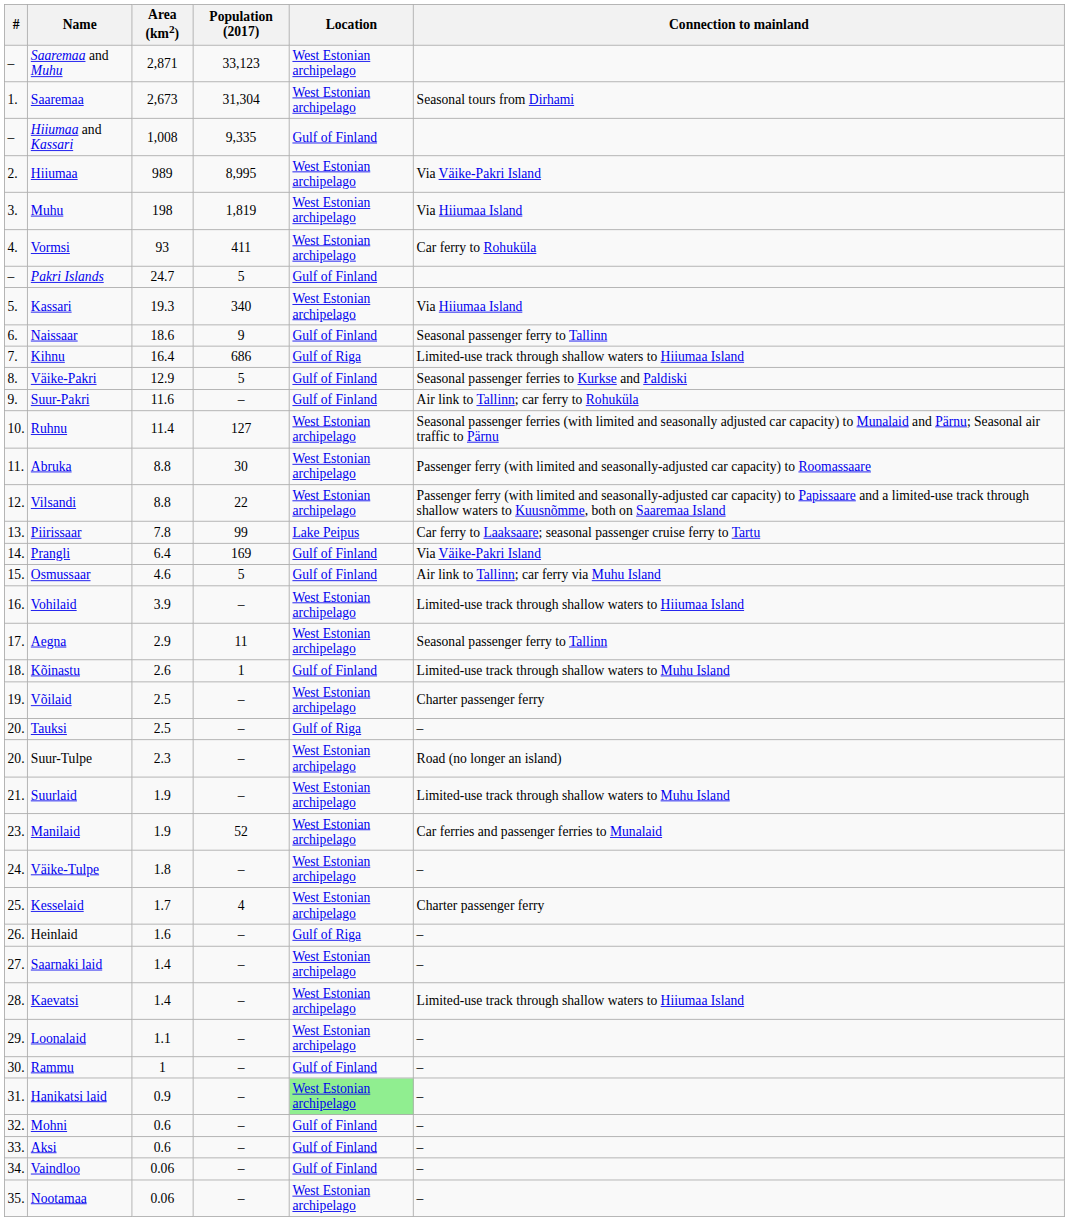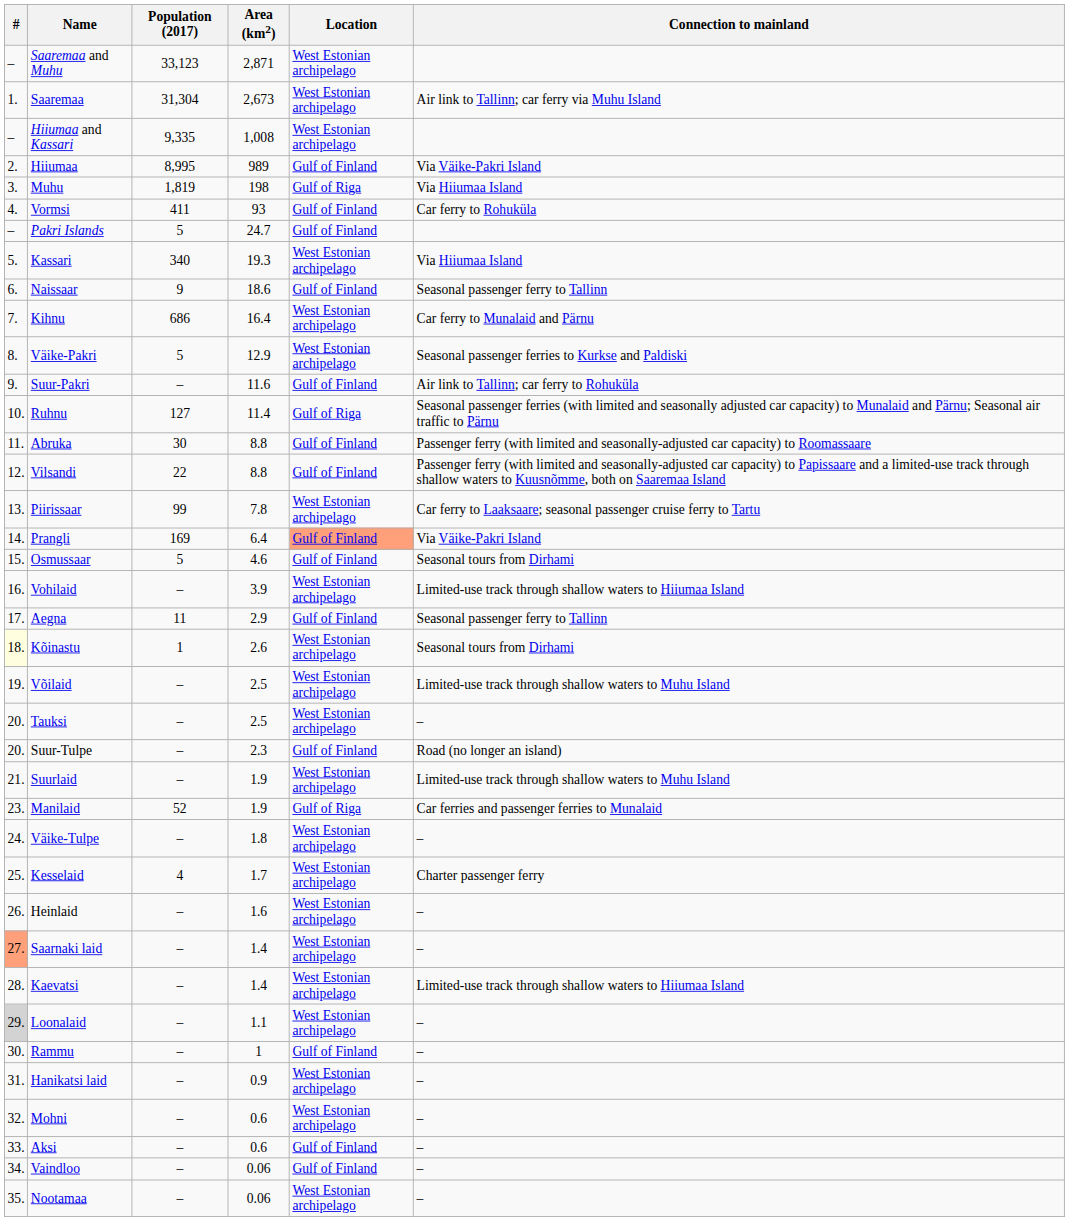columns swapped: (162, 24) <-> (241, 24)
(495, 100) Seasonal tours from Dirhami -> (539, 100) Air link to Tallinn; car ferry via Muhu Island
(335, 137) Gulf of Finland -> (331, 137) West Estonian archipelago
(331, 174) West Estonian archipelago -> (335, 166) Gulf of Finland
(331, 210) West Estonian archipelago -> (327, 188) Gulf of Riga
(331, 247) West Estonian archipelago -> (335, 209) Gulf of Finland
(327, 357) Gulf of Riga -> (331, 318) West Estonian archipelago
(580, 357) Limited-use track through shallow waters to Hiiumaa Island -> (505, 318) Car ferry to Munalaid and Pärnu
(335, 378) Gulf of Finland -> (331, 355) West Estonian archipelago
(331, 429) West Estonian archipelago -> (327, 414) Gulf of Riga
(331, 466) West Estonian archipelago -> (335, 443) Gulf of Finland
(331, 503) West Estonian archipelago -> (335, 472) Gulf of Finland
(326, 532) Lake Peipus -> (331, 509) West Estonian archipelago
(335, 553) no background -> (335, 538) lightsalmon background
(539, 575) Air link to Tallinn; car ferry via Muhu Island -> (495, 560) Seasonal tours from Dirhami
(331, 641) West Estonian archipelago -> (335, 618) Gulf of Finland
(16, 670) no background -> (16, 647) lightyellow background
(335, 670) Gulf of Finland -> (331, 647) West Estonian archipelago
(573, 670) Limited-use track through shallow waters to Muhu Island -> (495, 647) Seasonal tours from Dirhami
(480, 700) Charter passenger ferry -> (573, 684) Limited-use track through shallow waters to Muhu Island
(327, 729) Gulf of Riga -> (331, 721) West Estonian archipelago
(331, 758) West Estonian archipelago -> (335, 750) Gulf of Finland
(331, 832) West Estonian archipelago -> (327, 809) Gulf of Riga
(327, 935) Gulf of Riga -> (331, 912) West Estonian archipelago
(16, 964) no background -> (16, 949) lightsalmon background
(16, 1038) no background -> (16, 1022) lightgrey background
(331, 1096) lightgreen background -> (331, 1081) no background
(335, 1125) Gulf of Finland -> (331, 1118) West Estonian archipelago
